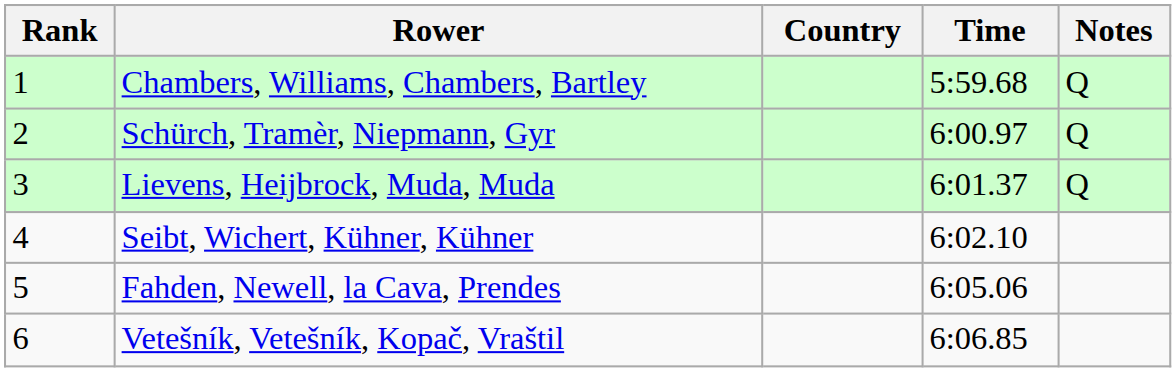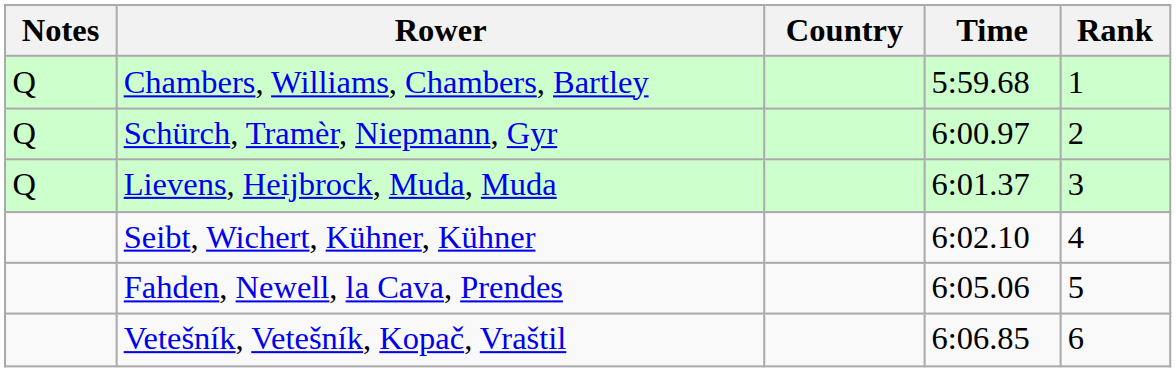columns swapped: (60, 30) <-> (1114, 30)
